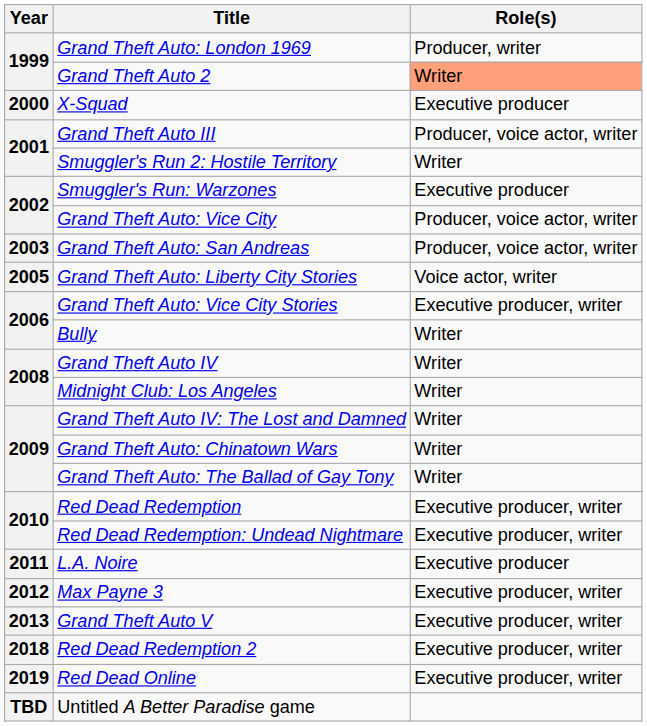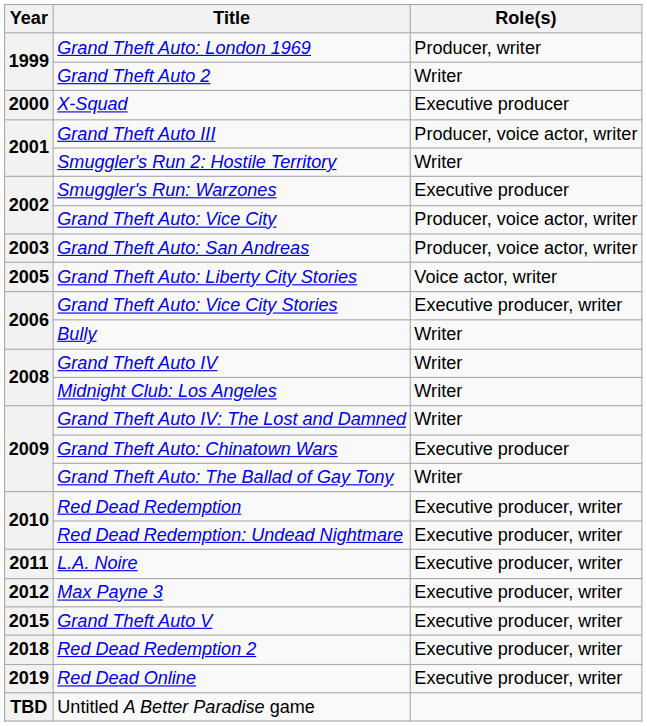(438, 76) lightsalmon background -> (438, 76) no background
(438, 448) Writer -> (492, 448) Executive producer
(492, 563) Executive producer -> (518, 563) Executive producer, writer
(29, 620) 2013 -> (29, 620) 2015
